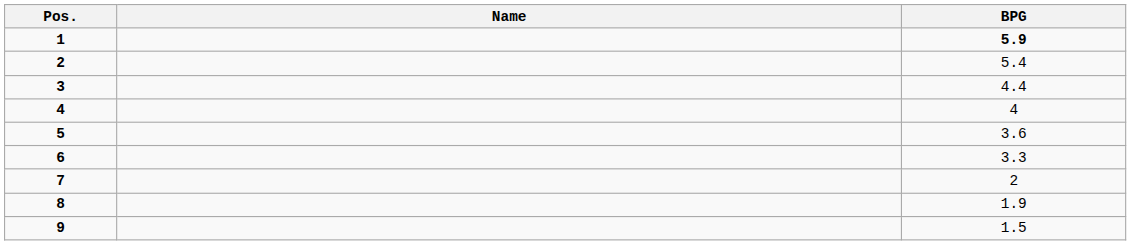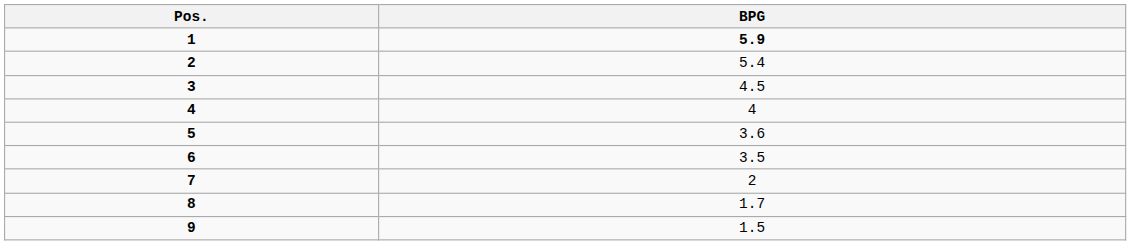- column: (509, 16)
(1014, 87) 4.4 -> (752, 87) 4.5
(1014, 157) 3.3 -> (752, 157) 3.5
(1014, 204) 1.9 -> (752, 204) 1.7
